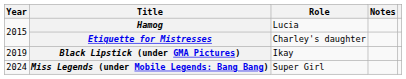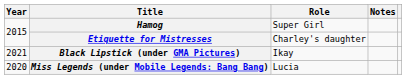(286, 25) Lucia -> (299, 25) Super Girl
(17, 53) 2019 -> (17, 53) 2021
(17, 67) 2024 -> (17, 67) 2020
(299, 67) Super Girl -> (286, 67) Lucia
